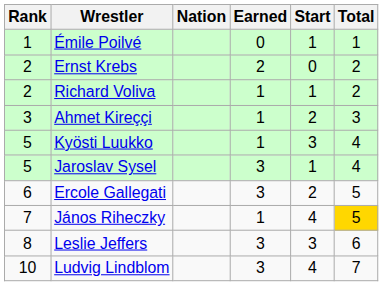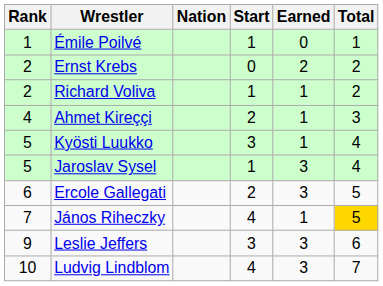columns swapped: (312, 17) <-> (260, 17)
(28, 117) 3 -> (28, 117) 4
(28, 243) 8 -> (28, 243) 9
